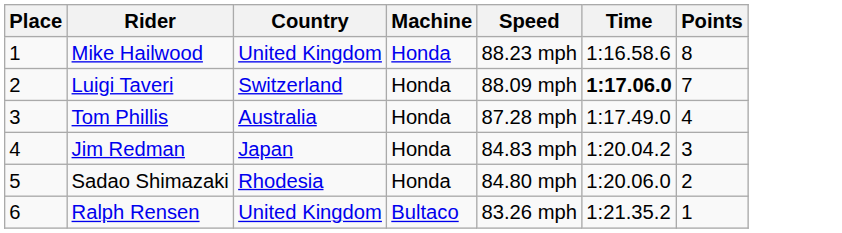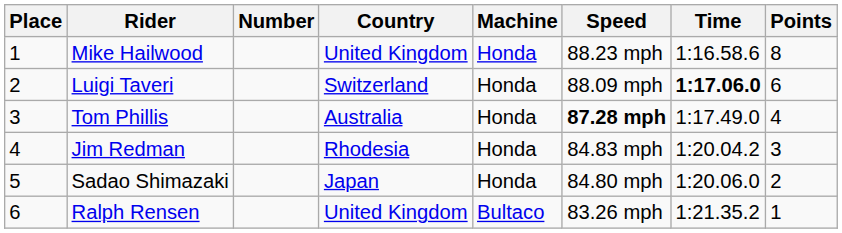+ column: (276, 21)
(687, 85) 7 -> (776, 85) 6
(529, 117) normal -> (617, 117) bold
(266, 149) Japan -> (367, 149) Rhodesia
(281, 181) Rhodesia -> (351, 181) Japan
